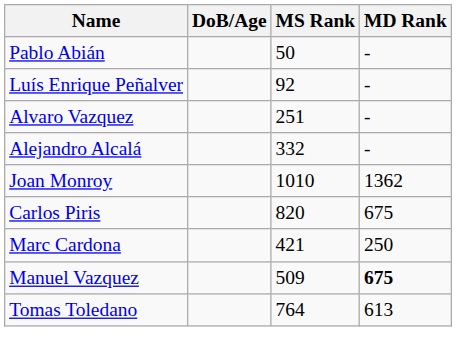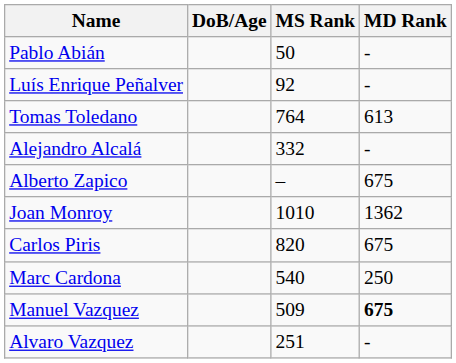rows swapped: (71, 116) <-> (73, 309)
+ row: (68, 181)
(290, 245) 421 -> (290, 277) 540
